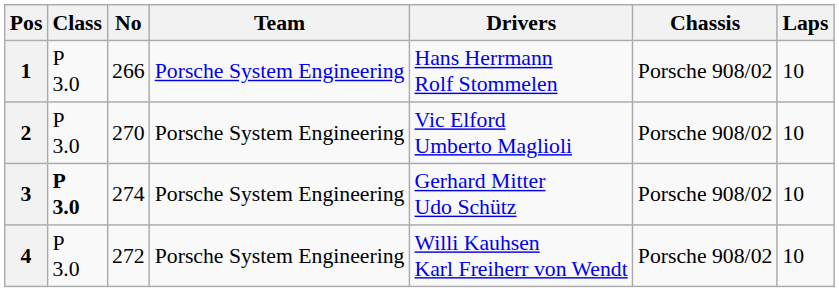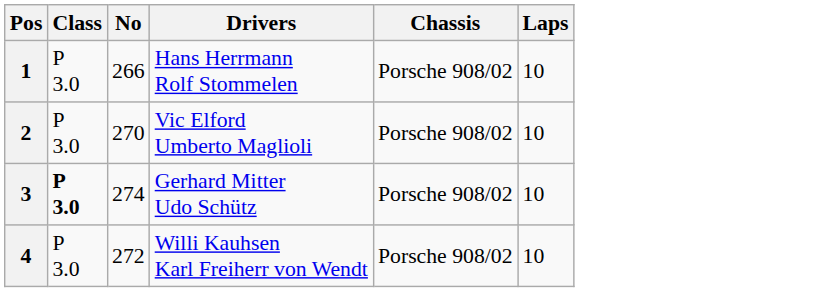- column: (280, 22)
